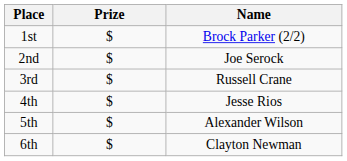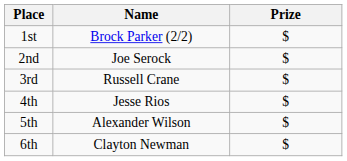columns swapped: (254, 15) <-> (109, 15)
